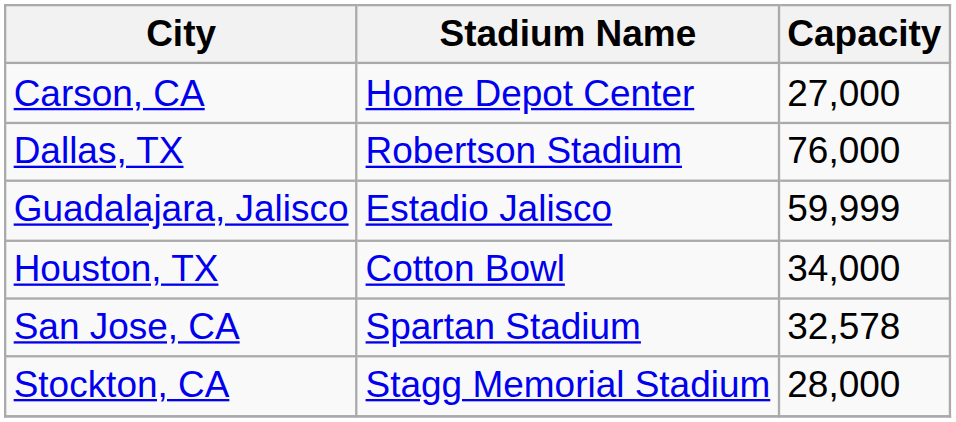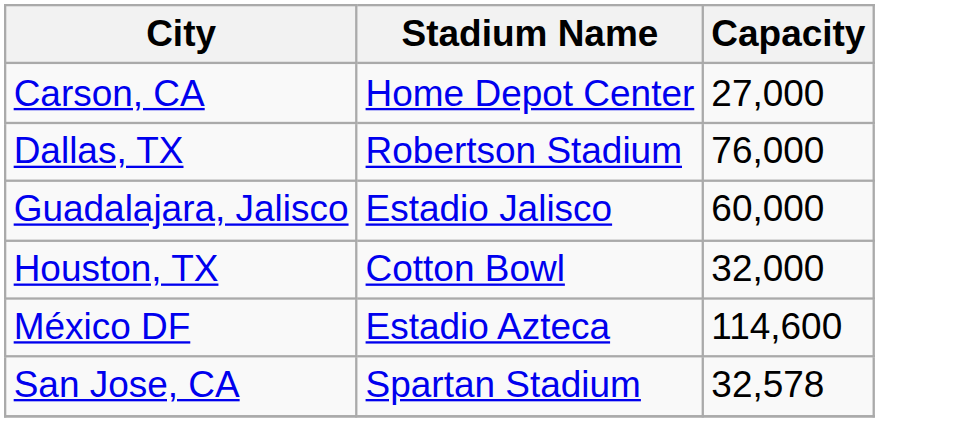(844, 209) 59,999 -> (768, 209) 60,000
(844, 268) 34,000 -> (768, 268) 32,000
+ row: (102, 326)
- row: (122, 385)
